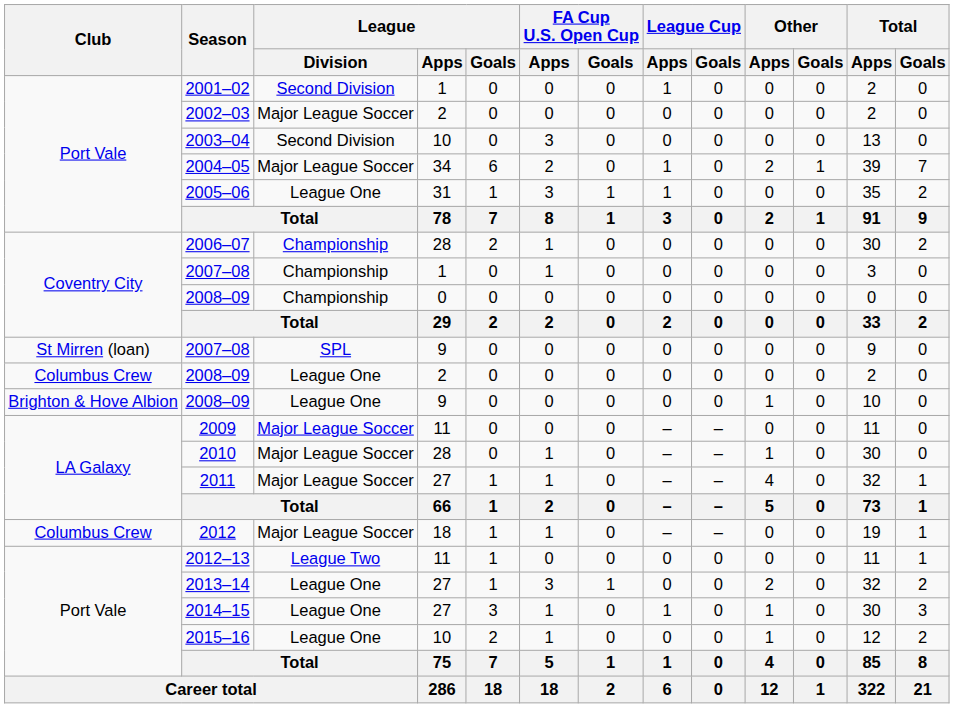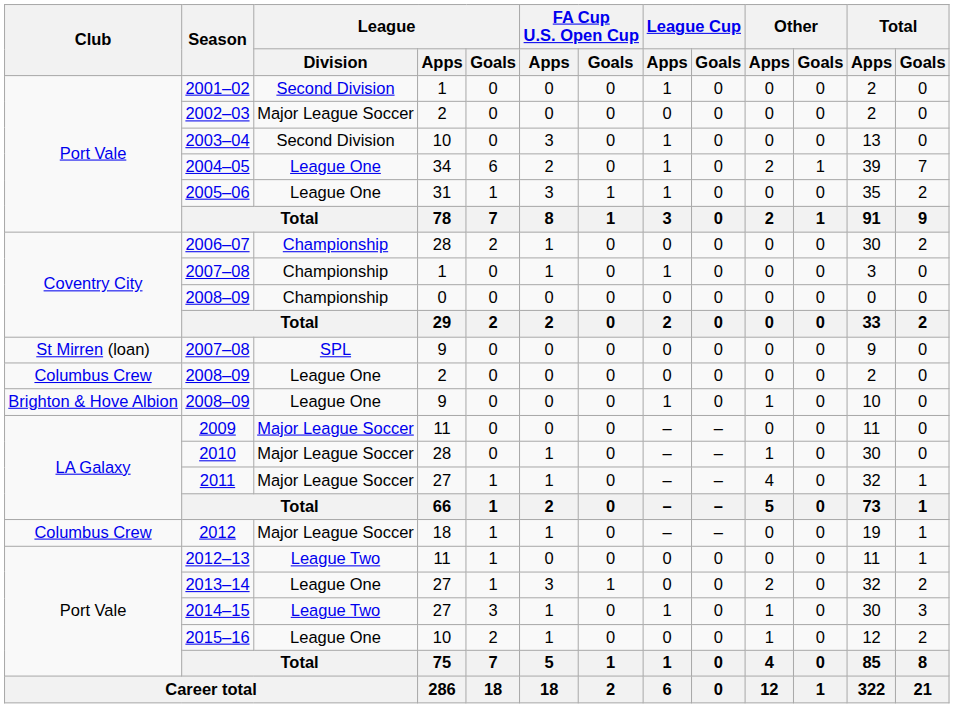(667, 140) 0 -> (667, 140) 1
(335, 166) Major League Soccer -> (335, 166) League One
(667, 271) 0 -> (667, 271) 1
(667, 402) 0 -> (667, 402) 1
(335, 611) League One -> (335, 611) League Two
